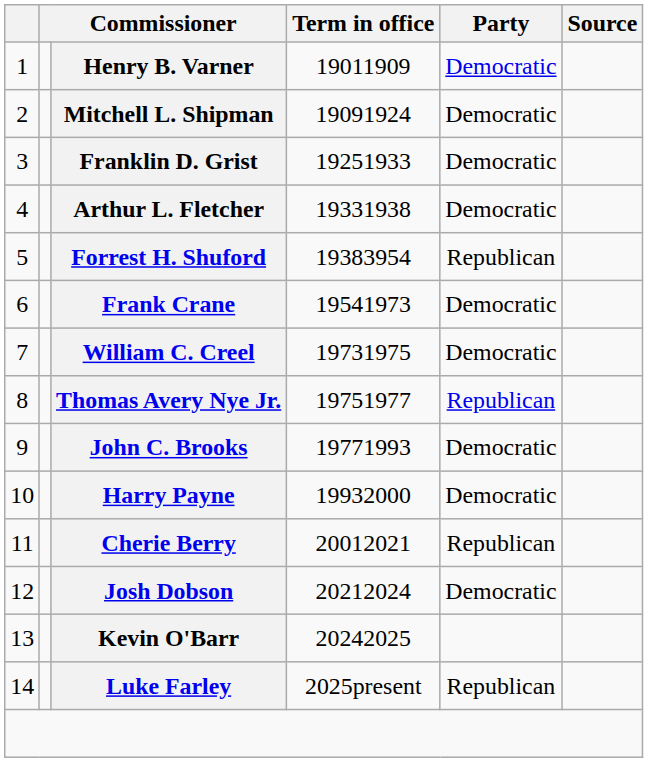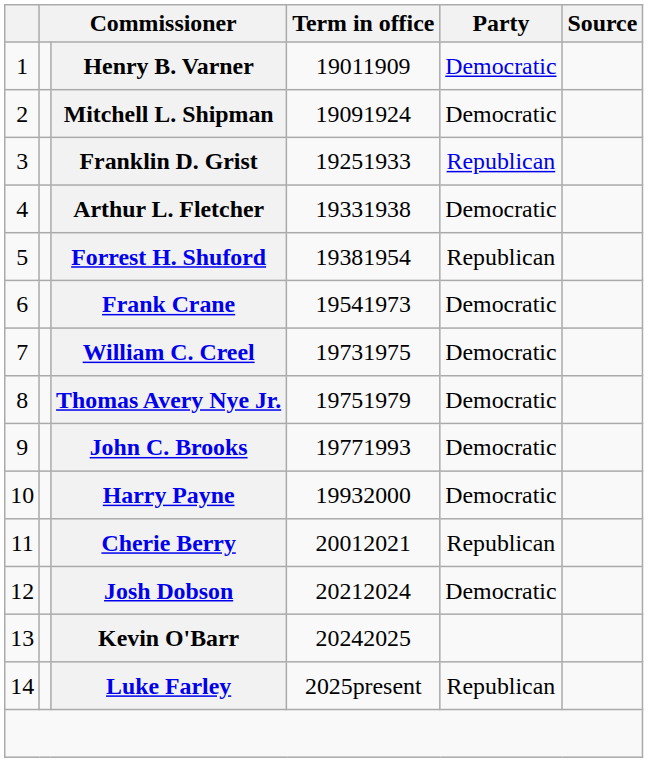(501, 161) Democratic -> (501, 161) Republican
(363, 256) 19383954 -> (363, 256) 19381954
(363, 399) 19751977 -> (363, 399) 19751979
(501, 399) Republican -> (501, 399) Democratic
